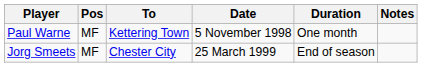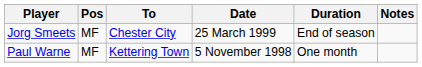rows swapped: (39, 33) <-> (41, 52)
